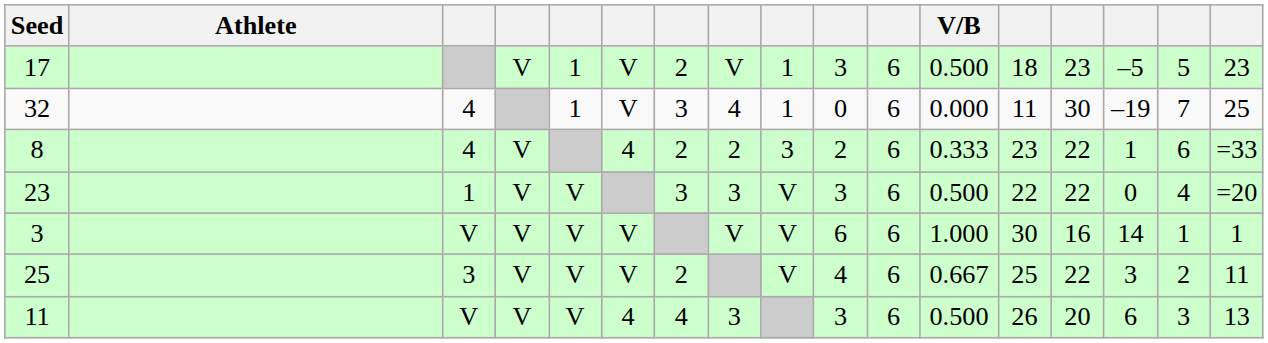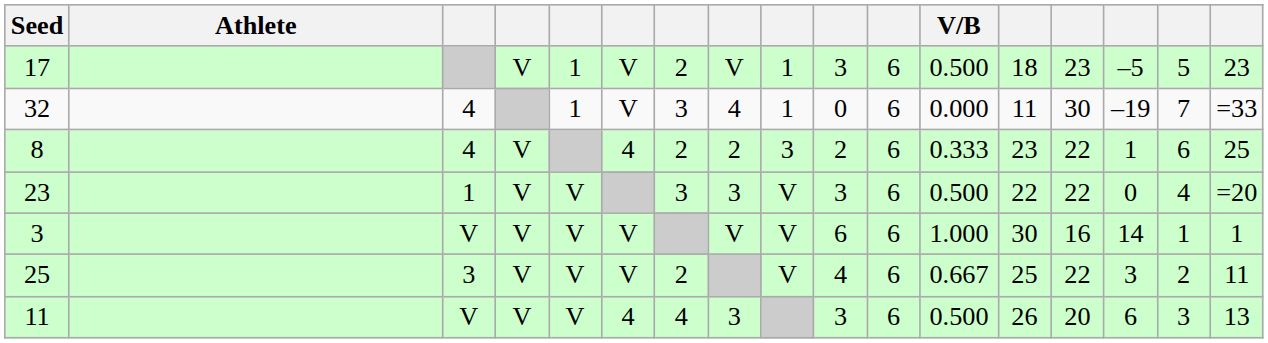(1237, 108) 25 -> (1237, 108) =33
(1237, 150) =33 -> (1237, 150) 25
